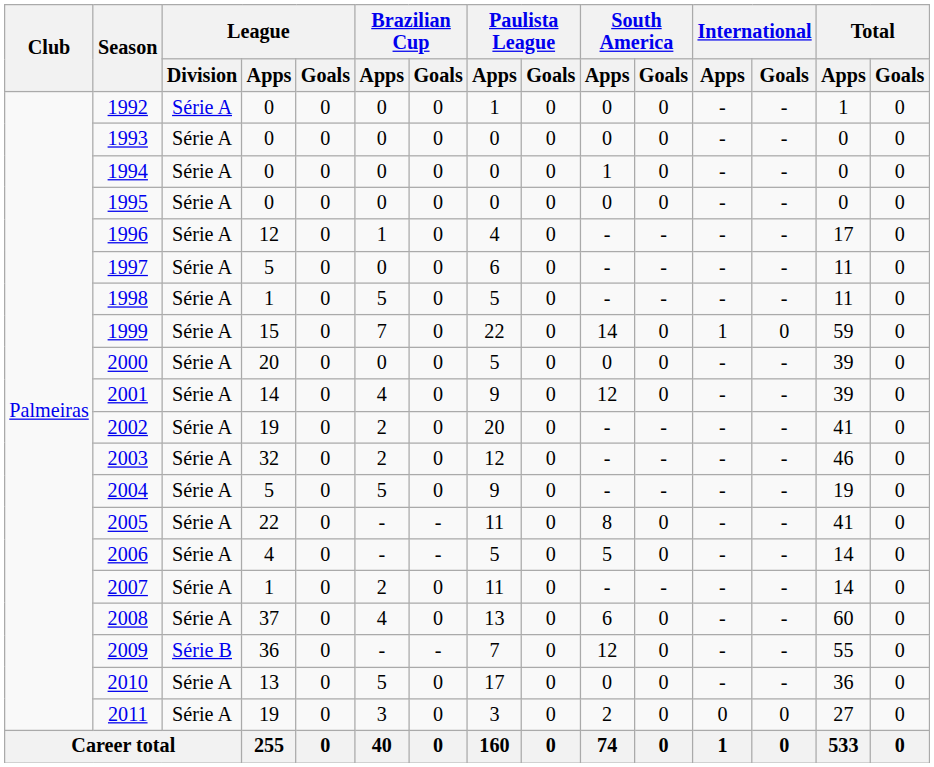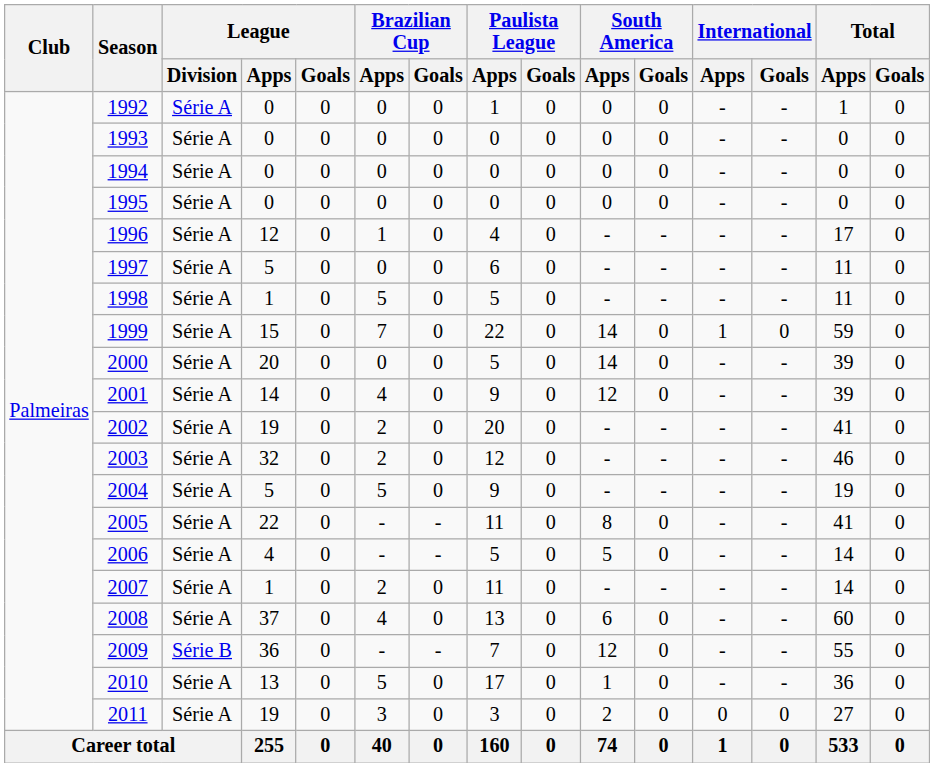(607, 171) 1 -> (607, 171) 0
(607, 362) 0 -> (607, 362) 14
(607, 682) 0 -> (607, 682) 1
